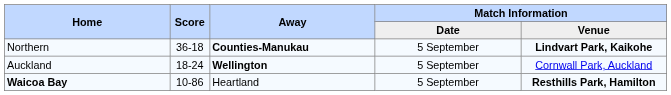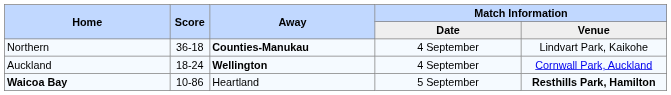(448, 48) 5 September -> (448, 48) 4 September
(594, 48) bold -> (594, 48) normal
(448, 65) 5 September -> (448, 65) 4 September
